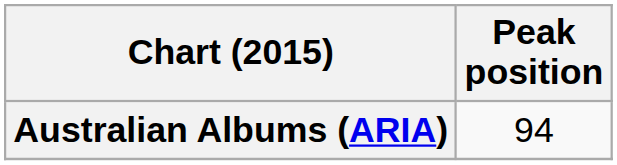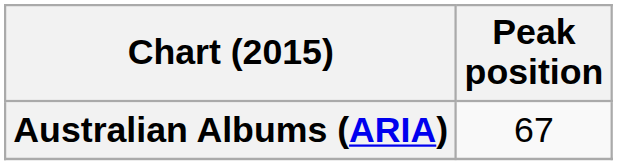(534, 129) 94 -> (534, 129) 67
